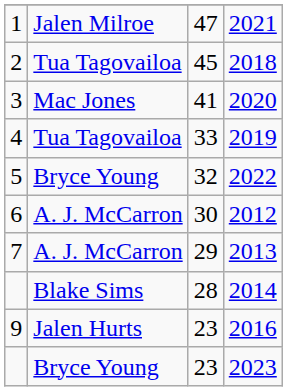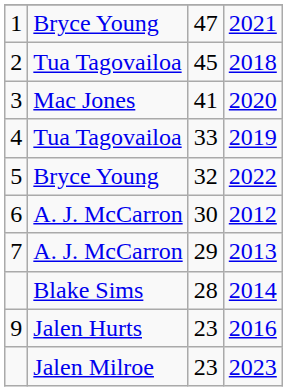(94, 23) Jalen Milroe -> (96, 23) Bryce Young
(96, 366) Bryce Young -> (94, 366) Jalen Milroe
